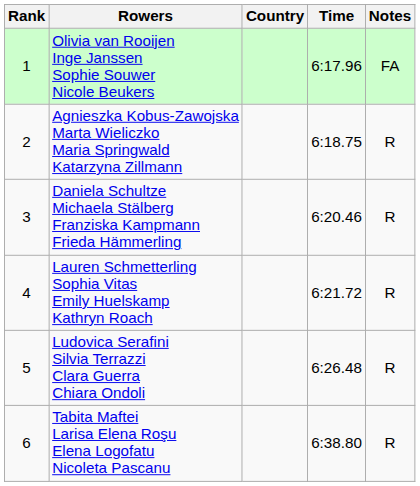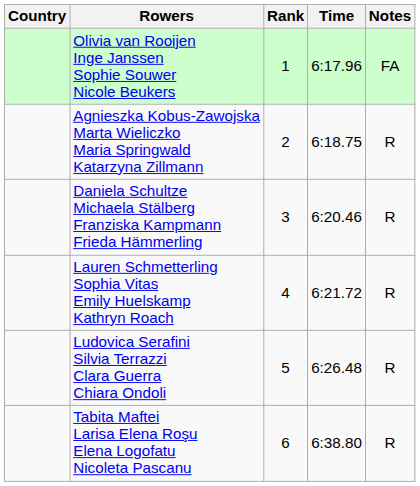columns swapped: (27, 16) <-> (275, 16)
